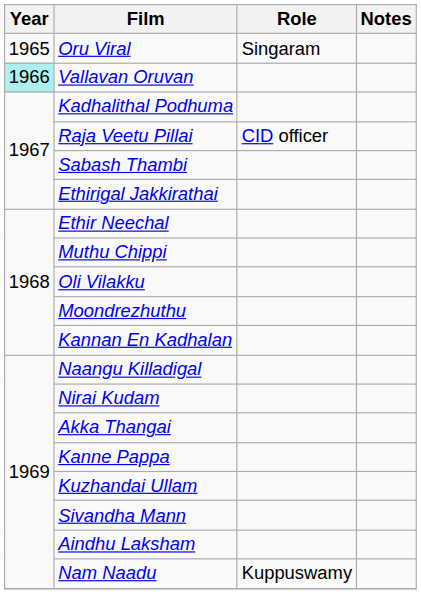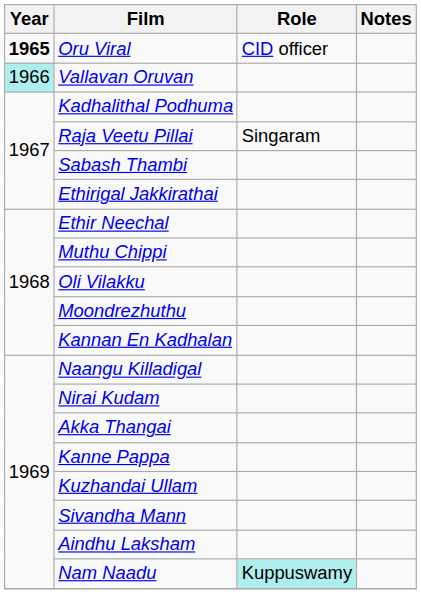(29, 48) normal -> (29, 48) bold
(281, 48) Singaram -> (285, 48) CID officer
(285, 135) CID officer -> (281, 135) Singaram
(297, 573) no background -> (297, 573) paleturquoise background
